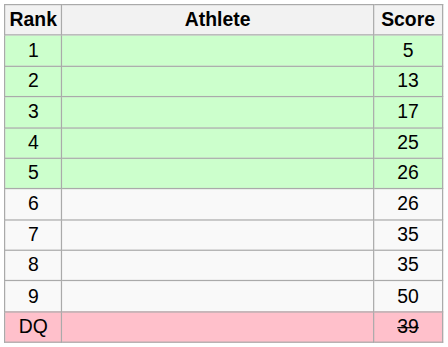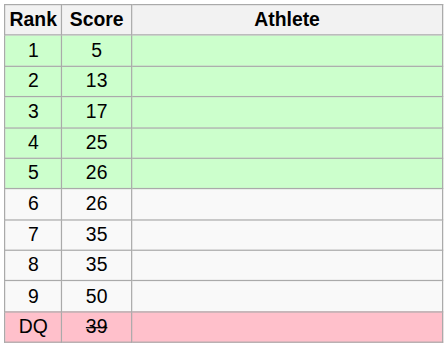columns swapped: (218, 19) <-> (408, 19)
